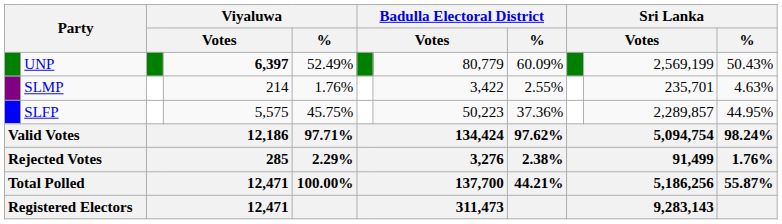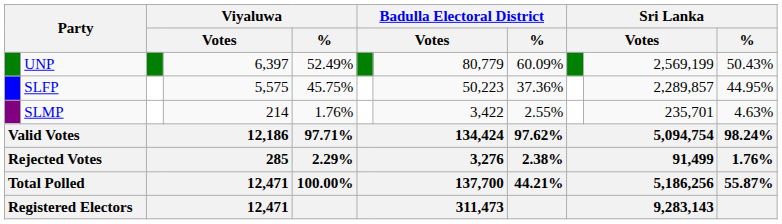(272, 64) bold -> (272, 64) normal
rows swapped: (41, 111) <-> (44, 87)
